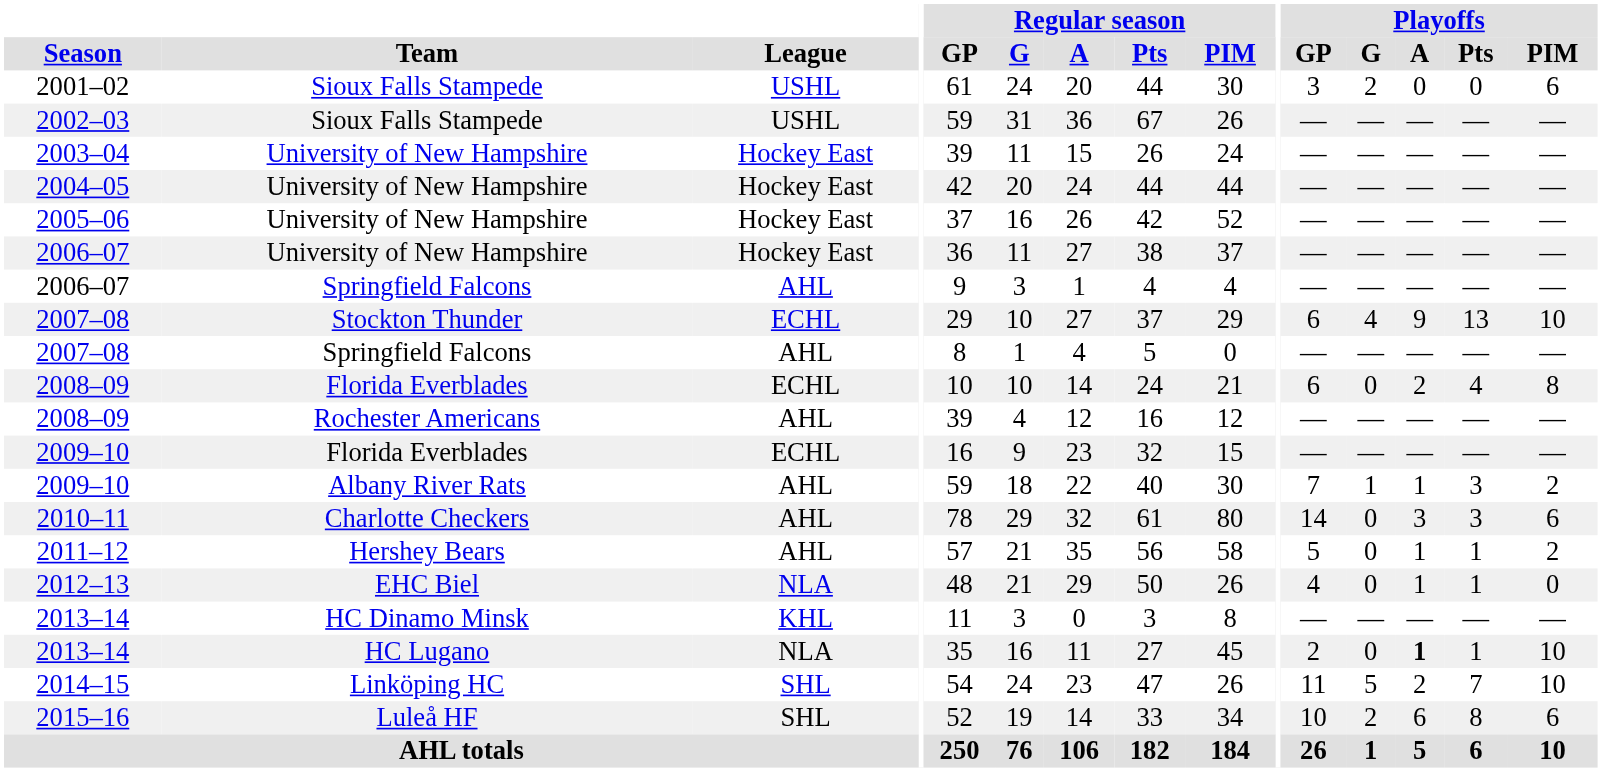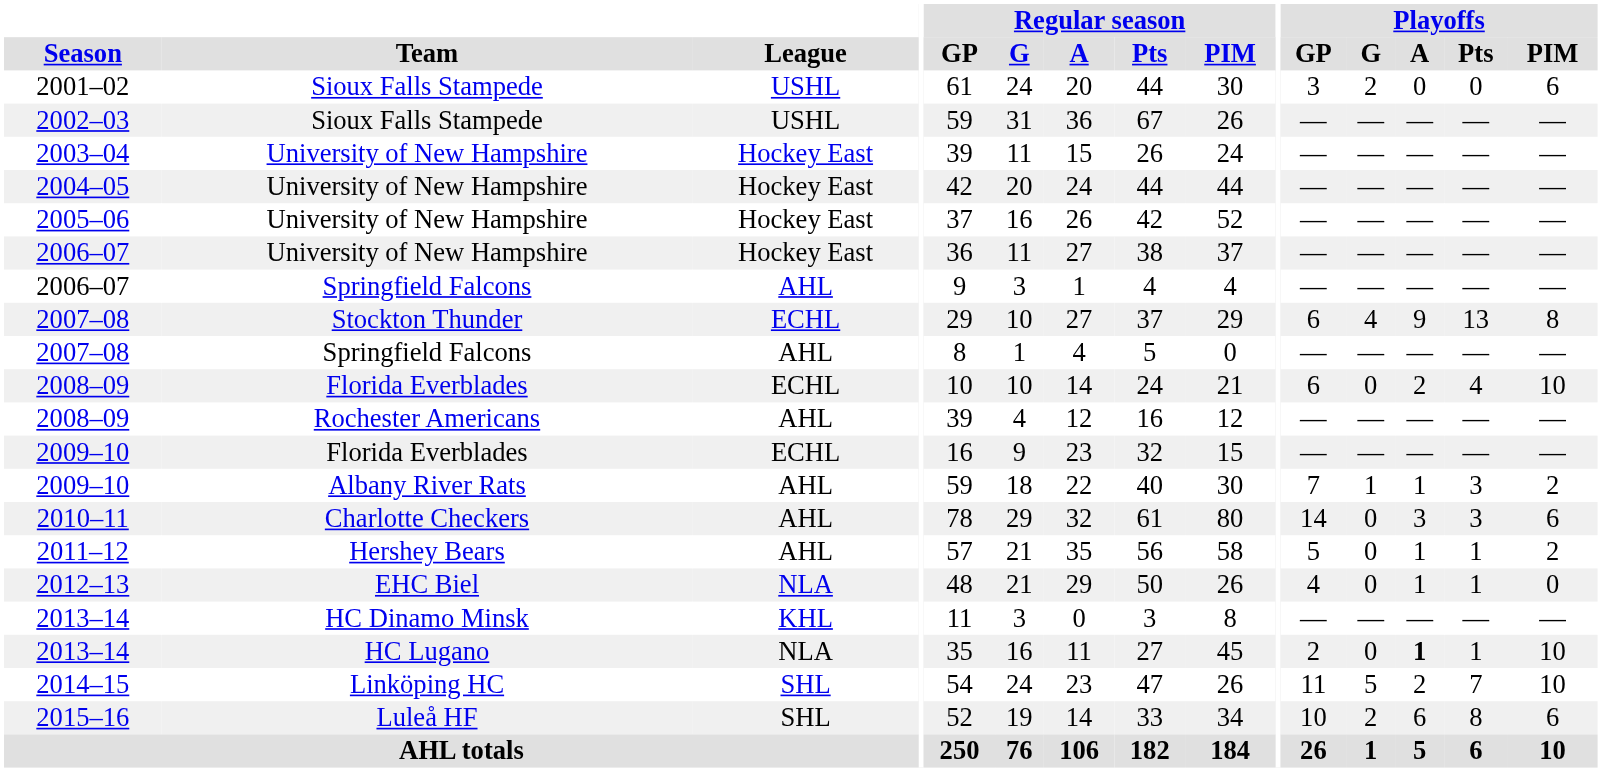(1553, 319) 10 -> (1553, 319) 8
(1553, 385) 8 -> (1553, 385) 10
